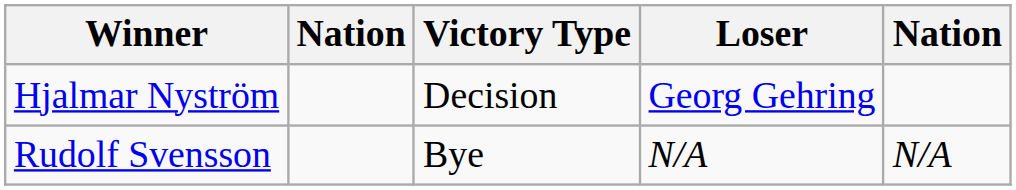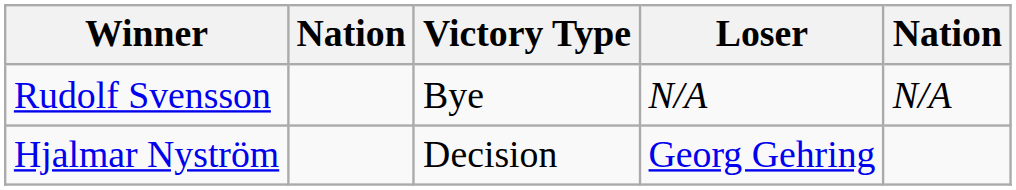rows swapped: (147, 94) <-> (142, 154)
